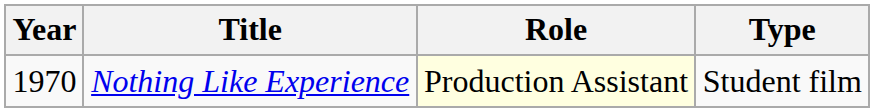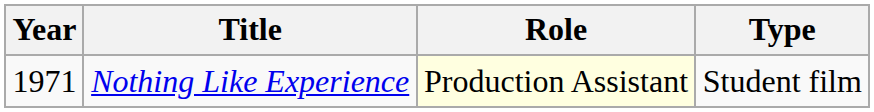(44, 80) 1970 -> (44, 80) 1971
